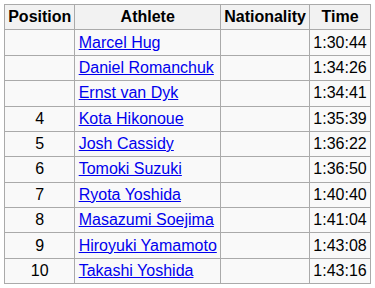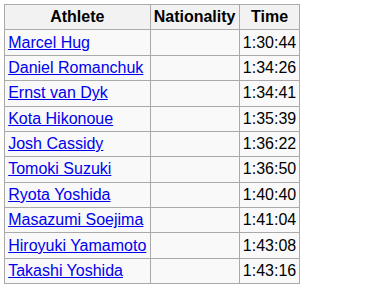- column: (40, 17)
